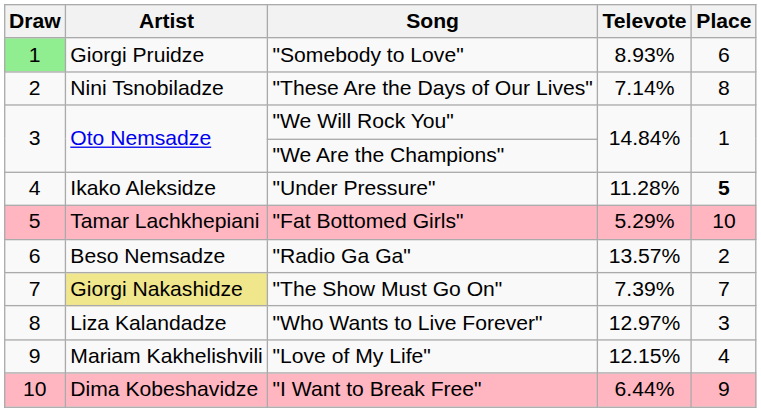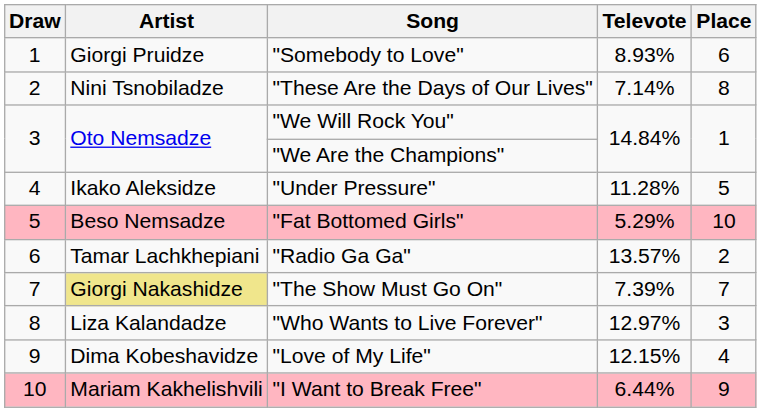(35, 54) lightgreen background -> (35, 54) no background
(724, 188) bold -> (724, 188) normal
(165, 222) Tamar Lachkhepiani -> (148, 222) Beso Nemsadze
(148, 255) Beso Nemsadze -> (165, 255) Tamar Lachkhepiani
(167, 356) Mariam Kakhelishvili -> (164, 356) Dima Kobeshavidze
(164, 389) Dima Kobeshavidze -> (167, 389) Mariam Kakhelishvili
